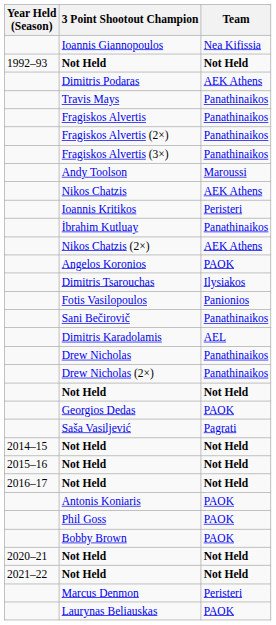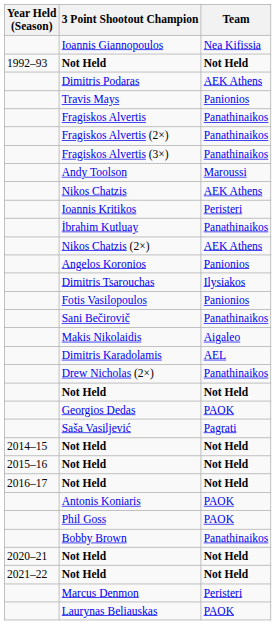(236, 99) Panathinaikos -> (226, 99) Panionios
(219, 264) PAOK -> (226, 264) Panionios
+ row: (32, 337)
- row: (32, 355)
(219, 538) PAOK -> (236, 538) Panathinaikos
